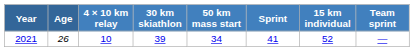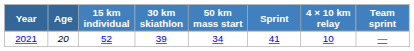columns swapped: (328, 18) <-> (106, 18)
(63, 39) 26 -> (63, 39) 20
